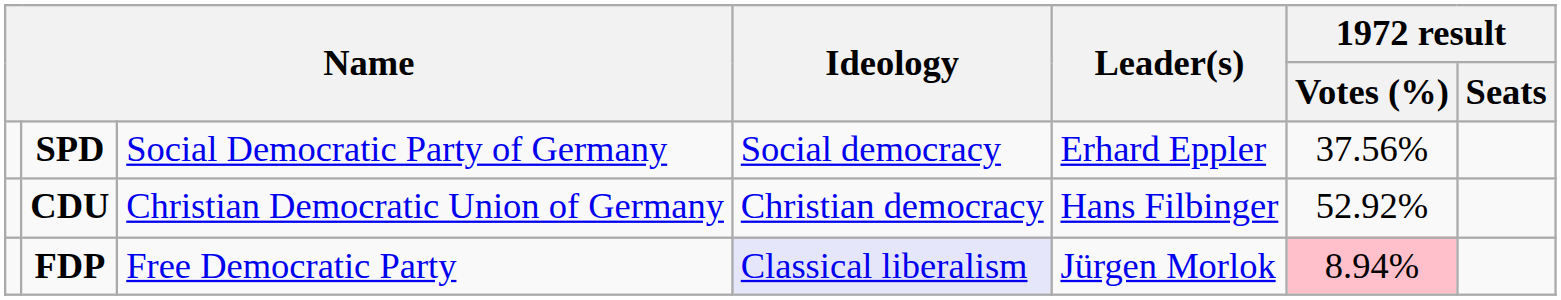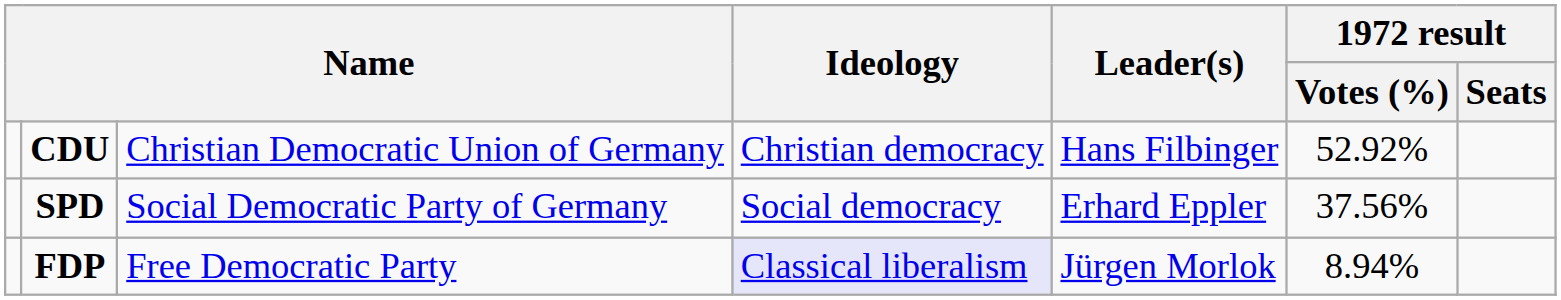rows swapped: (70, 206) <-> (70, 149)
(1372, 264) pink background -> (1372, 264) no background
